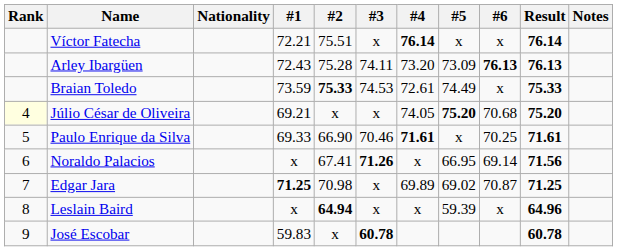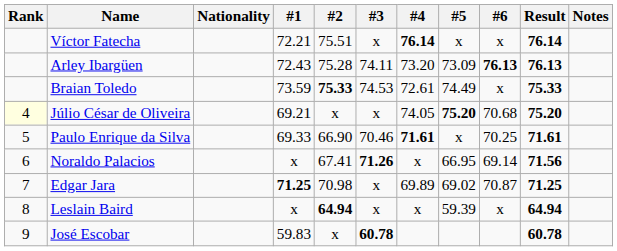(545, 209) 64.96 -> (545, 209) 64.94
